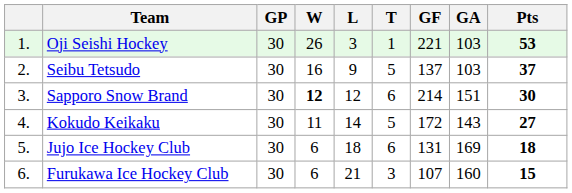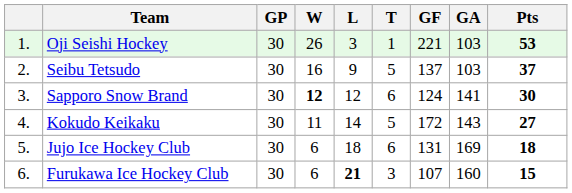(430, 95) 214 -> (430, 95) 124
(468, 95) 151 -> (468, 95) 141
(353, 174) normal -> (353, 174) bold
